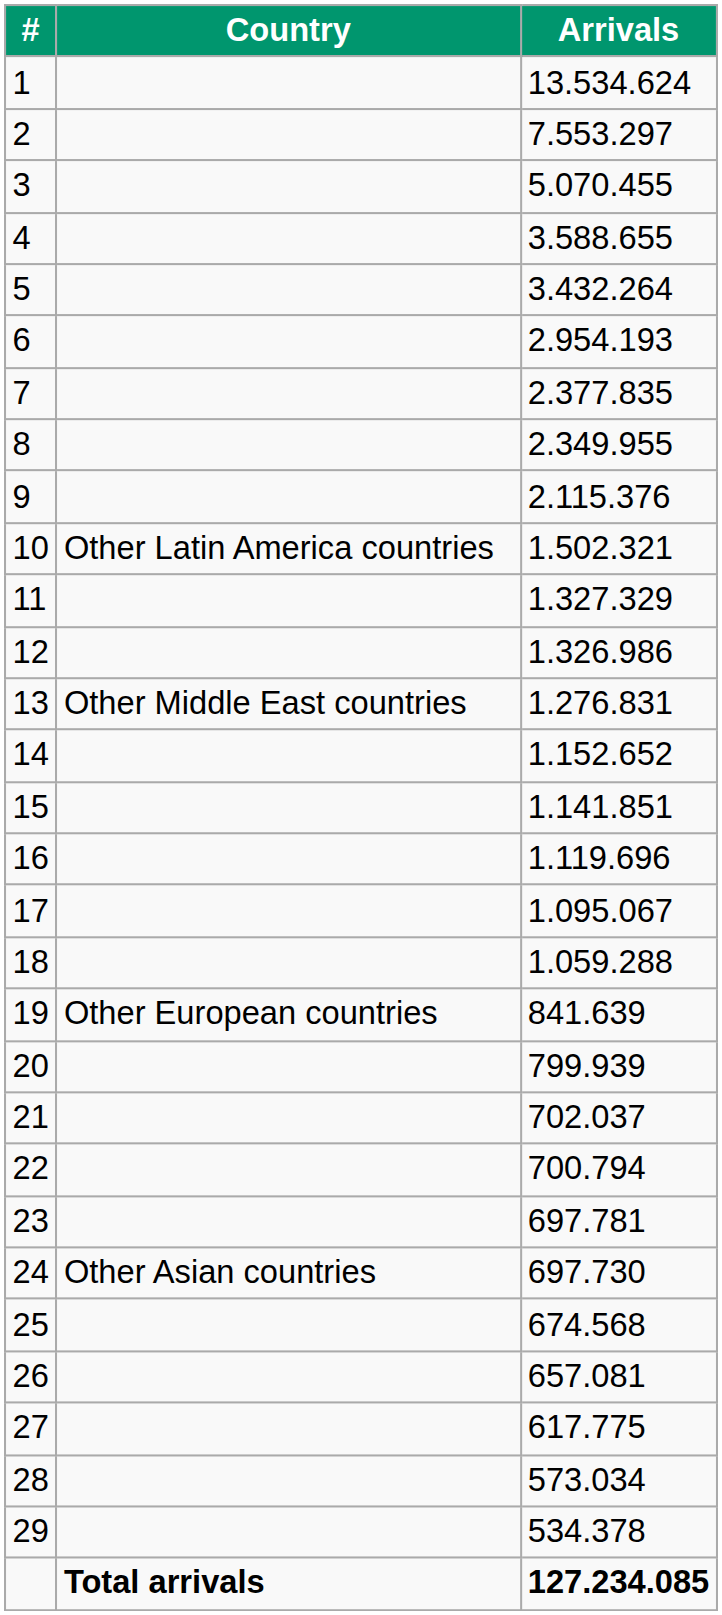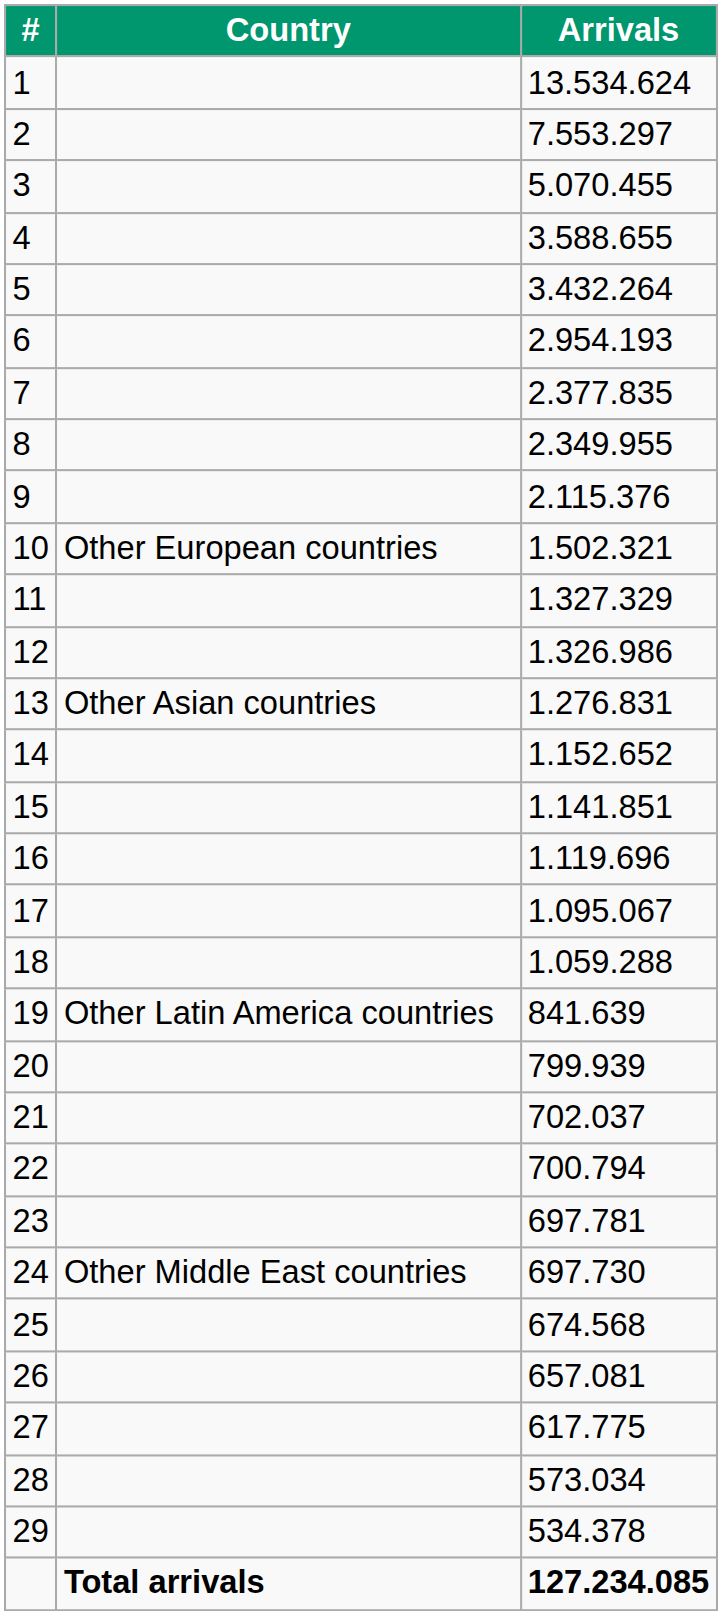(279, 548) Other Latin America countries -> (251, 548) Other European countries
(265, 703) Other Middle East countries -> (220, 703) Other Asian countries
(251, 1013) Other European countries -> (279, 1013) Other Latin America countries
(220, 1272) Other Asian countries -> (265, 1272) Other Middle East countries
